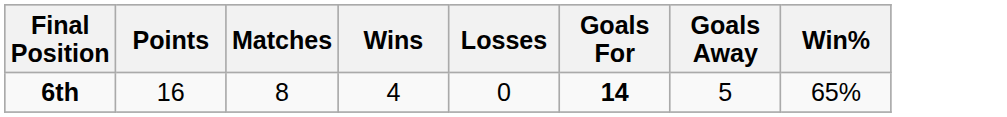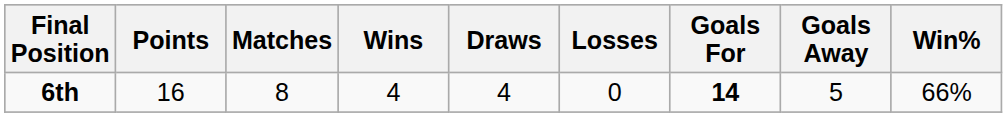+ column: (504, 39)
(836, 93) 65% -> (947, 93) 66%
